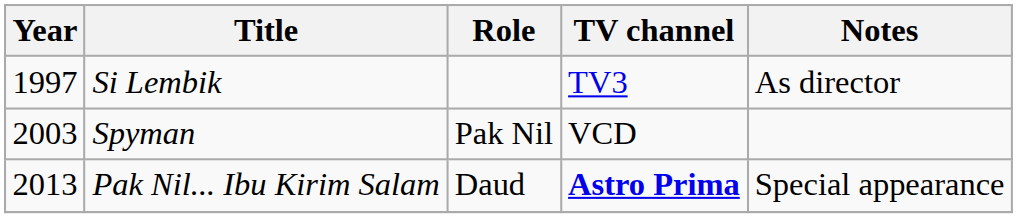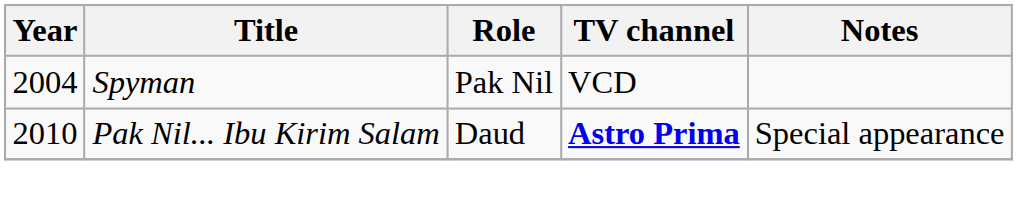- row: (157, 81)
(45, 133) 2003 -> (45, 81) 2004
(45, 184) 2013 -> (45, 133) 2010
